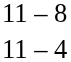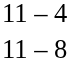rows swapped: (35, 49) <-> (35, 13)
